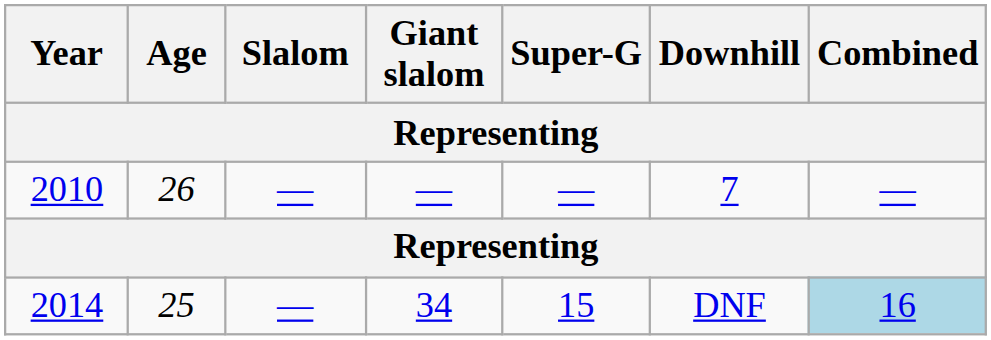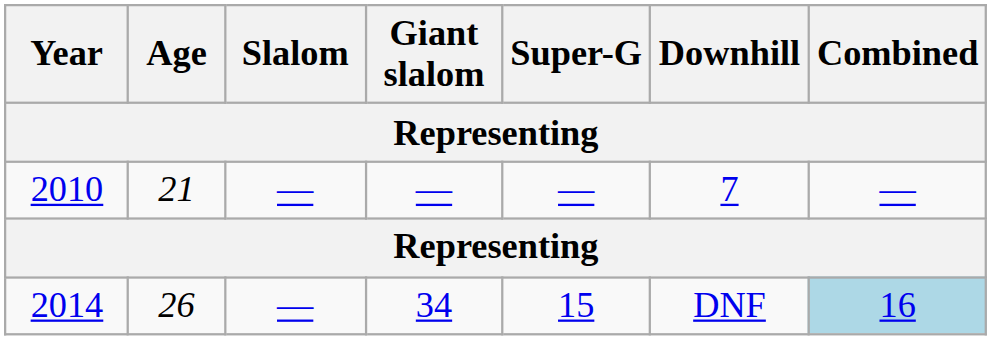(177, 189) 26 -> (177, 189) 21
(177, 304) 25 -> (177, 304) 26
